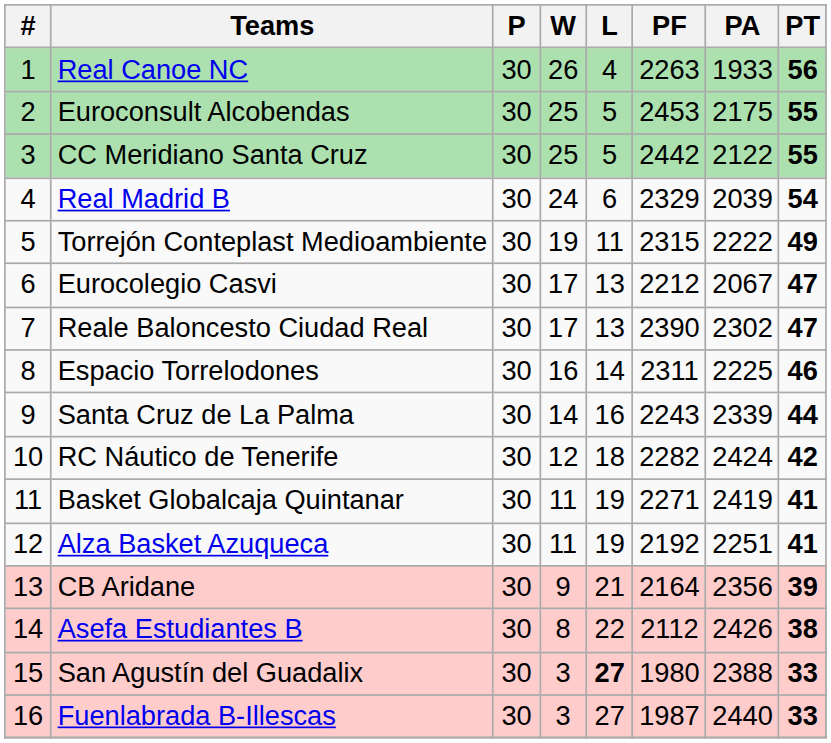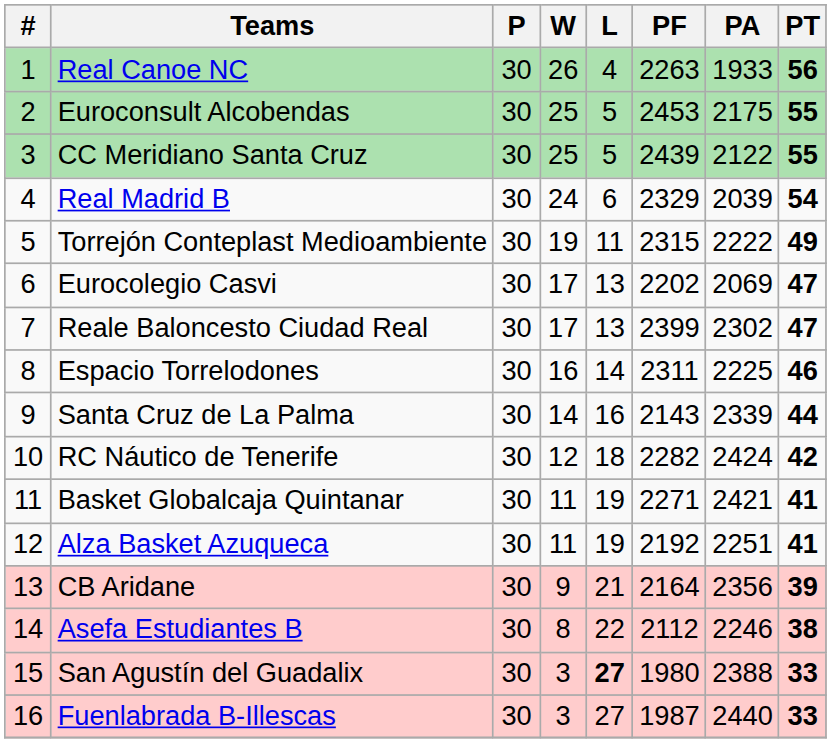(669, 155) 2442 -> (669, 155) 2439
(669, 284) 2212 -> (669, 284) 2202
(743, 284) 2067 -> (743, 284) 2069
(669, 328) 2390 -> (669, 328) 2399
(669, 414) 2243 -> (669, 414) 2143
(743, 500) 2419 -> (743, 500) 2421
(743, 629) 2426 -> (743, 629) 2246
